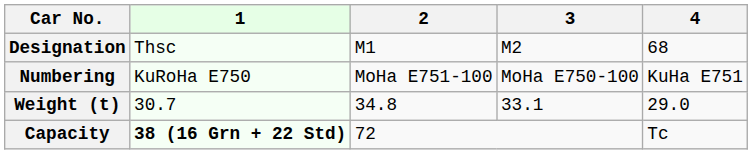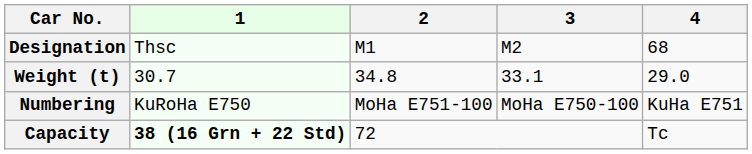rows swapped: (67, 77) <-> (67, 106)
